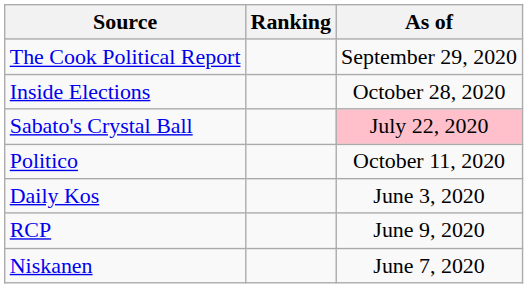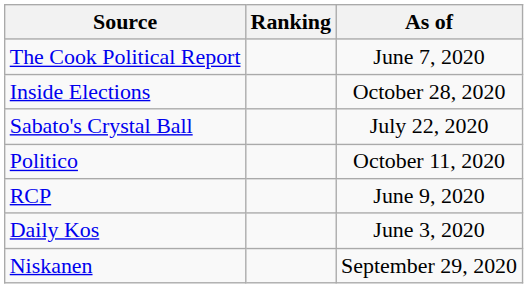(429, 56) September 29, 2020 -> (429, 56) June 7, 2020
(429, 126) pink background -> (429, 126) no background
rows swapped: (54, 195) <-> (30, 230)
(429, 265) June 7, 2020 -> (429, 265) September 29, 2020
